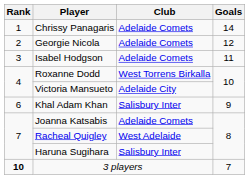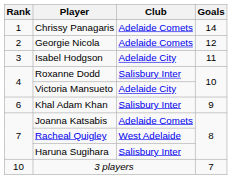(156, 58) Adelaide Comets -> (147, 58) Adelaide City
(165, 74) West Torrens Birkalla -> (150, 74) Salisbury Inter
(18, 167) bold -> (18, 167) normal
